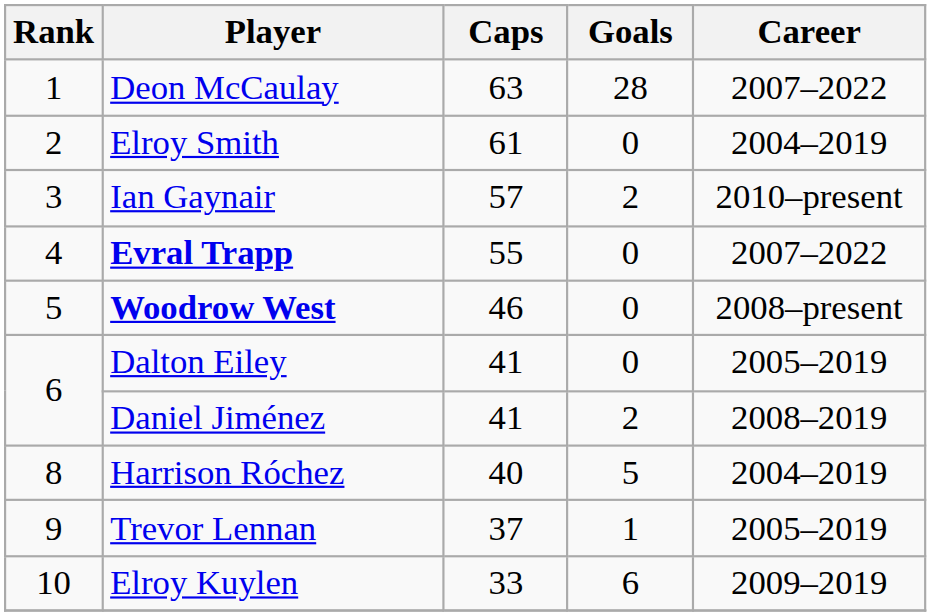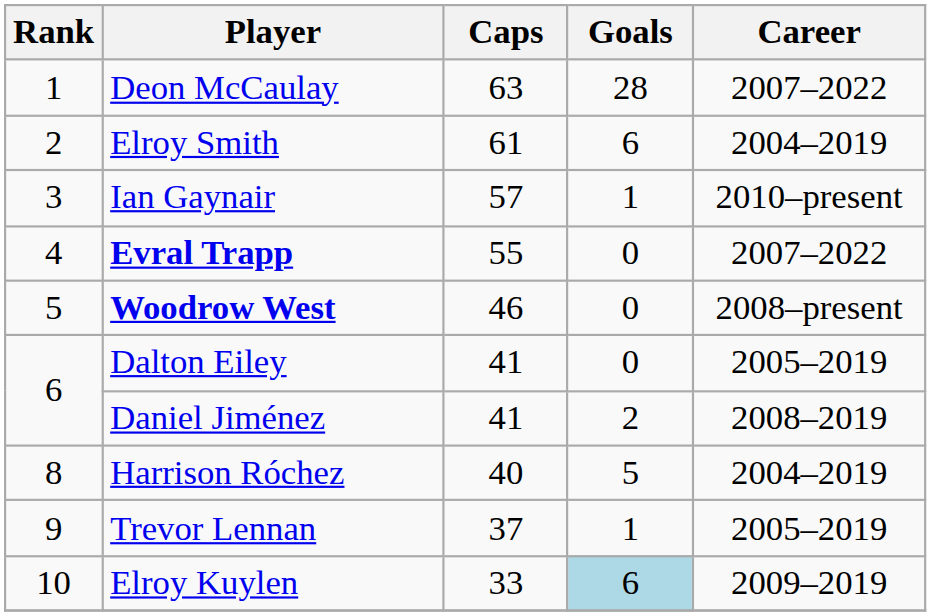(630, 142) 0 -> (630, 142) 6
(630, 197) 2 -> (630, 197) 1
(630, 582) no background -> (630, 582) lightblue background
